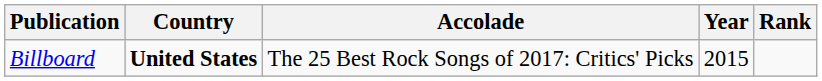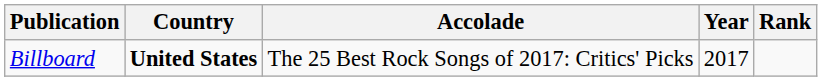(726, 57) 2015 -> (726, 57) 2017
